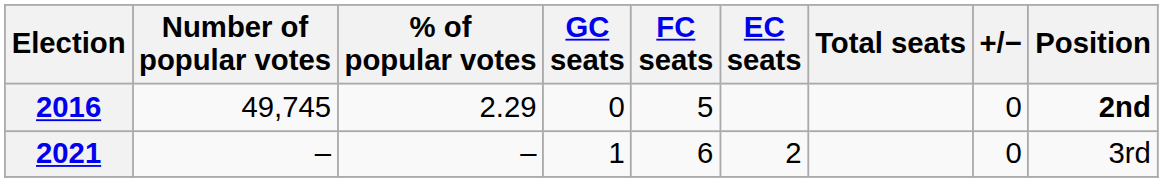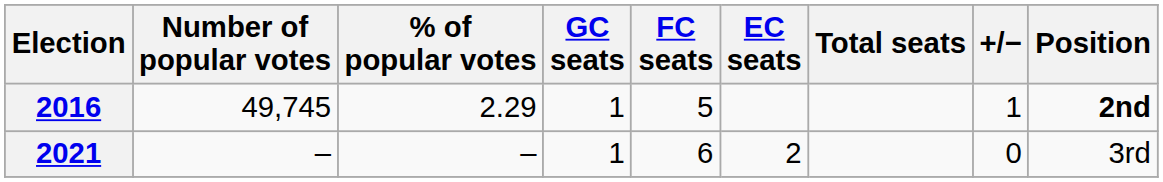(617, 107) 0 -> (617, 107) 1
(1014, 107) 0 -> (1014, 107) 1
